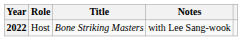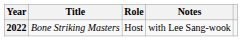columns swapped: (99, 12) <-> (41, 12)
